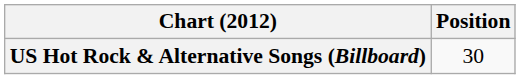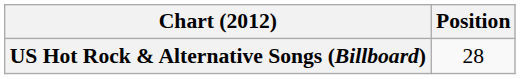(473, 55) 30 -> (473, 55) 28
